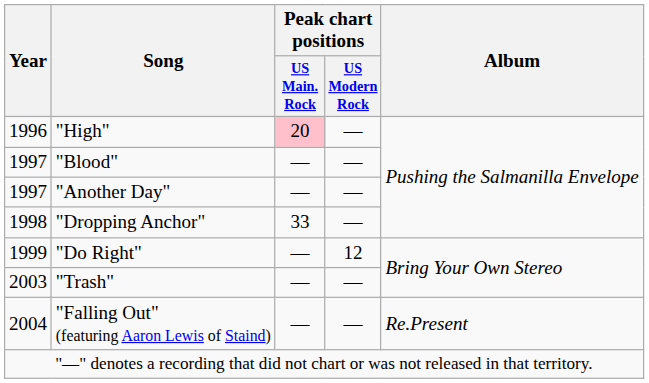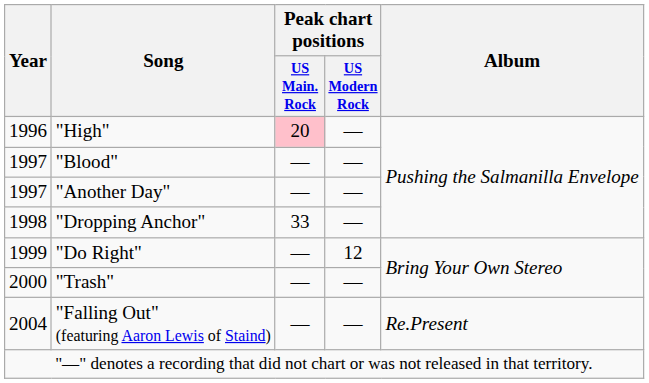(28, 282) 2003 -> (28, 282) 2000
